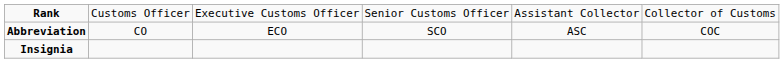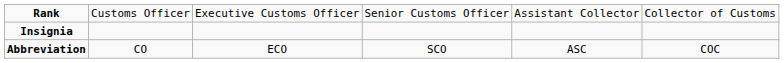rows swapped: (46, 31) <-> (46, 49)
